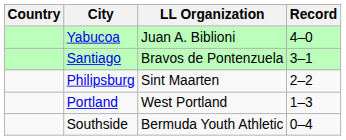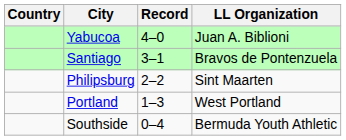columns swapped: (212, 15) <-> (313, 15)
